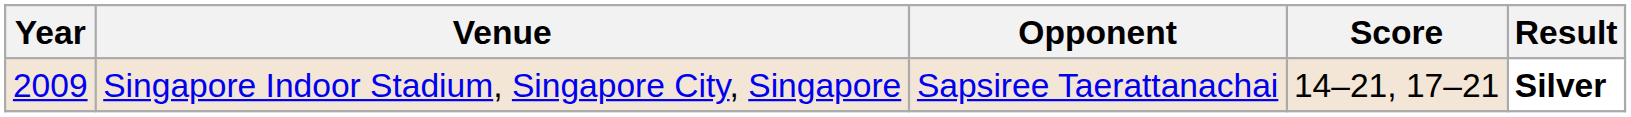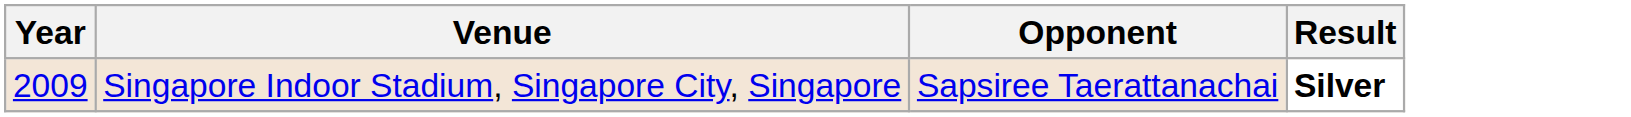- column: (1397, 32)
